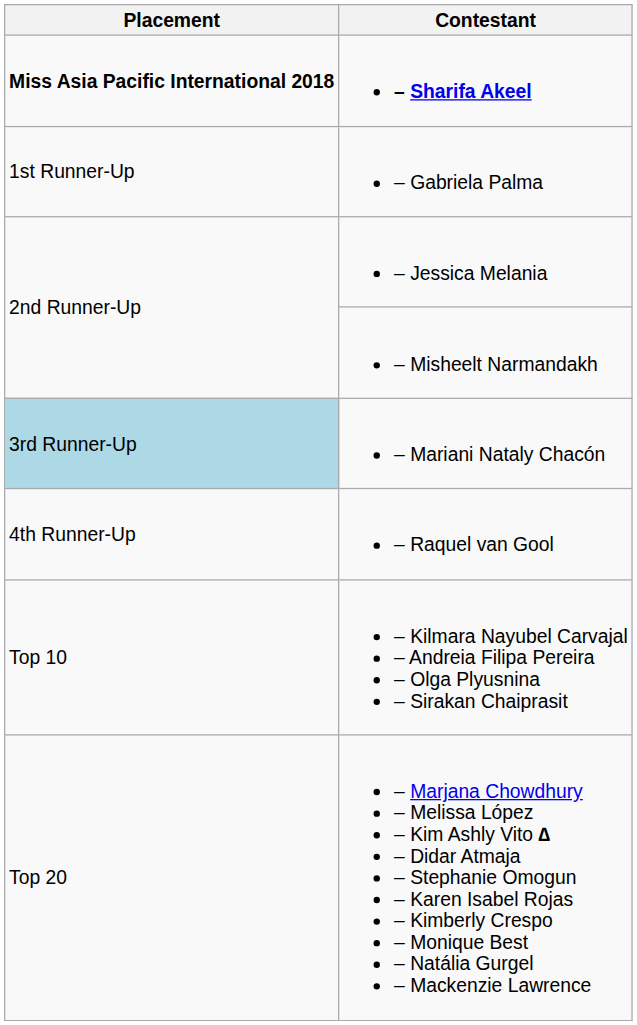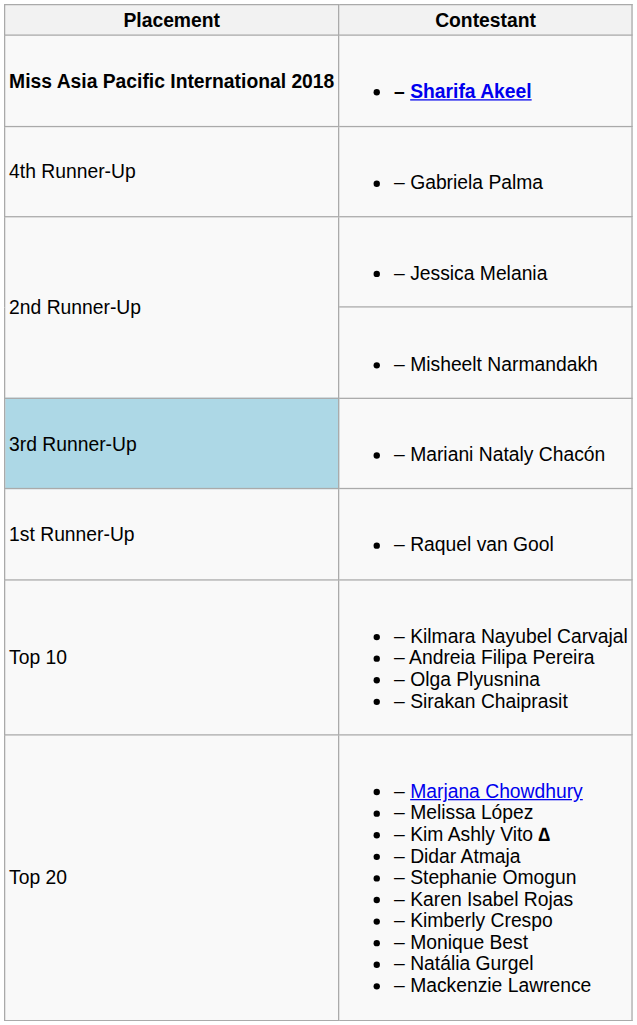(72, 171) 1st Runner-Up -> (72, 171) 4th Runner-Up
(72, 534) 4th Runner-Up -> (72, 534) 1st Runner-Up
